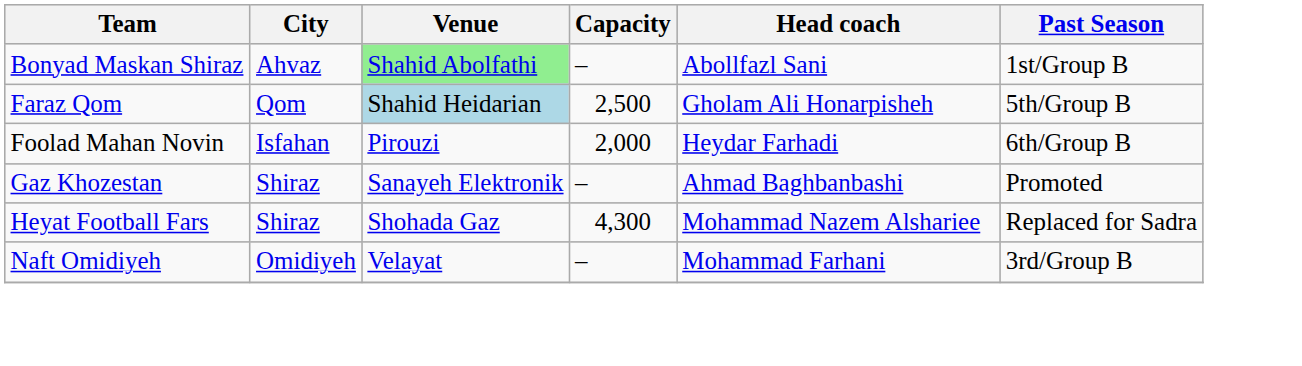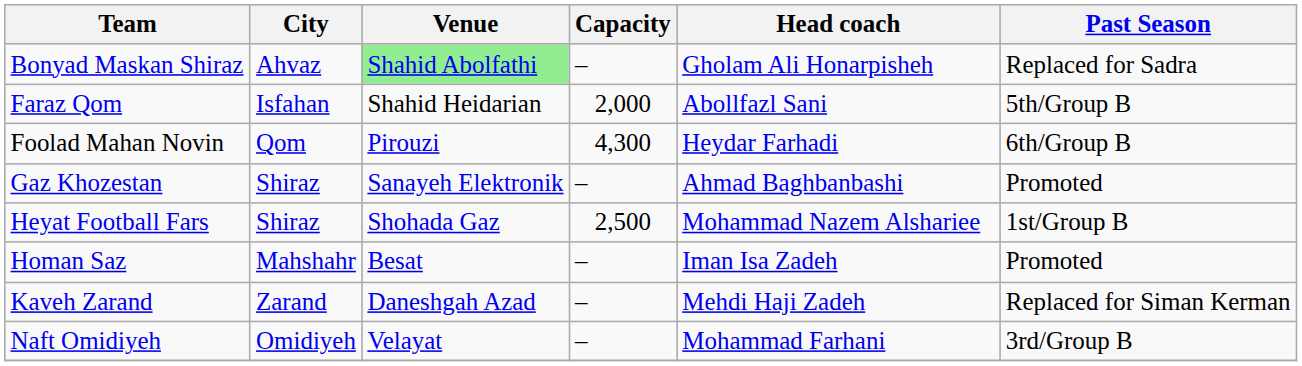(755, 63) Abollfazl Sani -> (808, 63) Gholam Ali Honarpisheh
(1067, 63) 1st/Group B -> (1101, 63) Replaced for Sadra
(281, 103) Qom -> (293, 103) Isfahan
(454, 103) lightblue background -> (454, 103) no background
(623, 103) 2,500 -> (623, 103) 2,000
(808, 103) Gholam Ali Honarpisheh -> (755, 103) Abollfazl Sani
(293, 143) Isfahan -> (281, 143) Qom
(623, 143) 2,000 -> (623, 143) 4,300
(623, 222) 4,300 -> (623, 222) 2,500
(1101, 222) Replaced for Sadra -> (1067, 222) 1st/Group B
+ row: (68, 261)
+ row: (82, 301)
